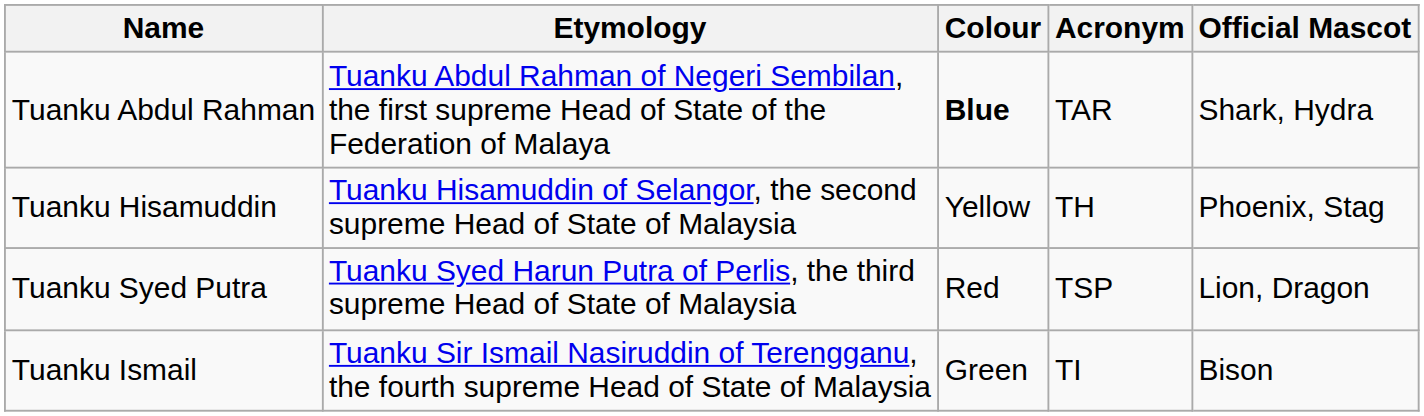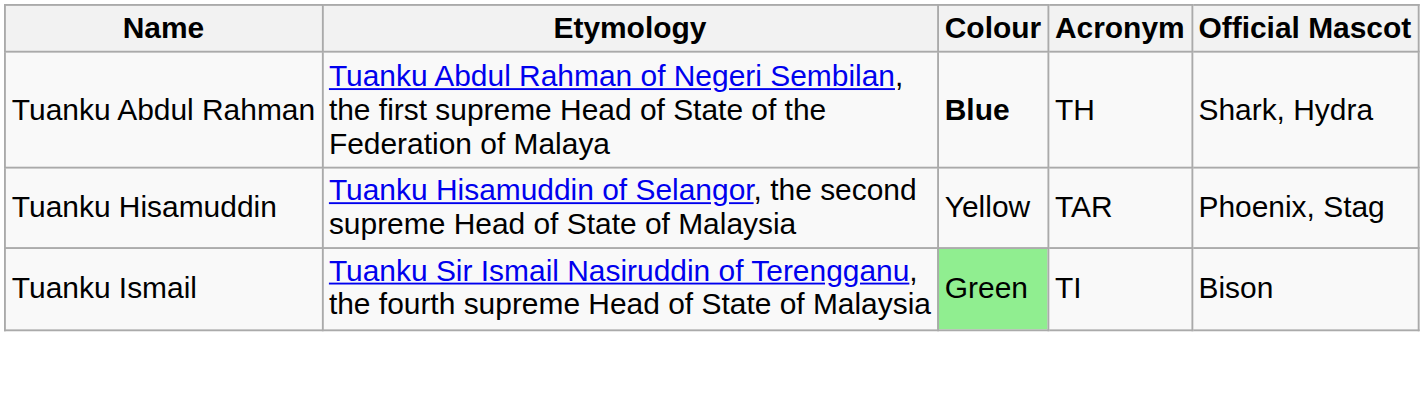(1084, 109) TAR -> (1075, 109) TH
(1075, 207) TH -> (1084, 207) TAR
- row: (139, 288)
(986, 369) no background -> (986, 288) lightgreen background
